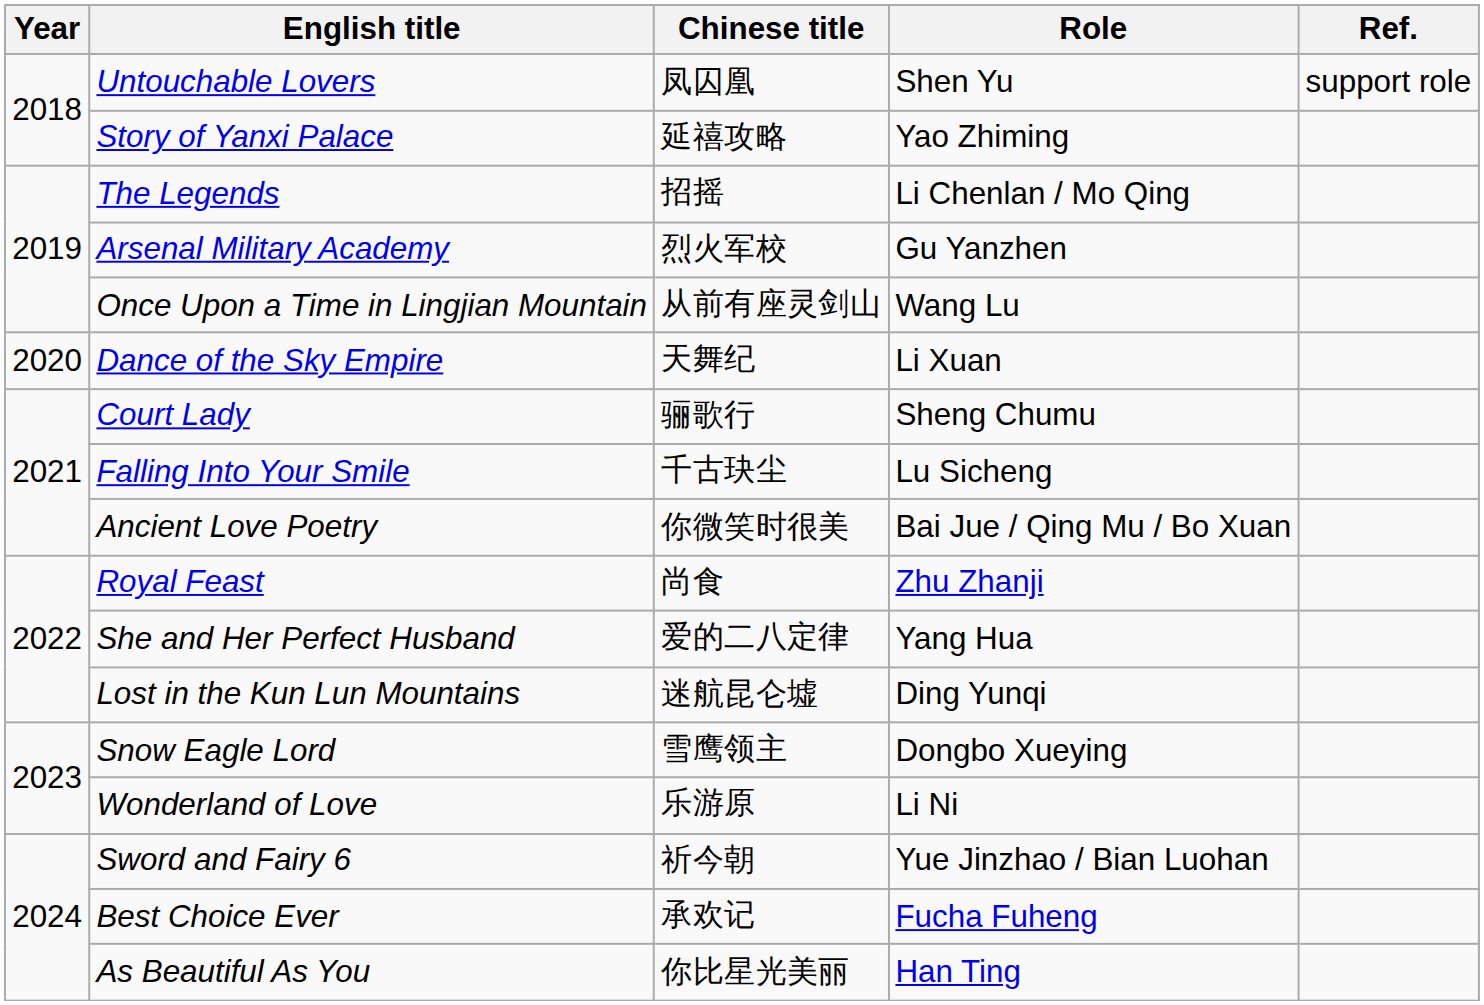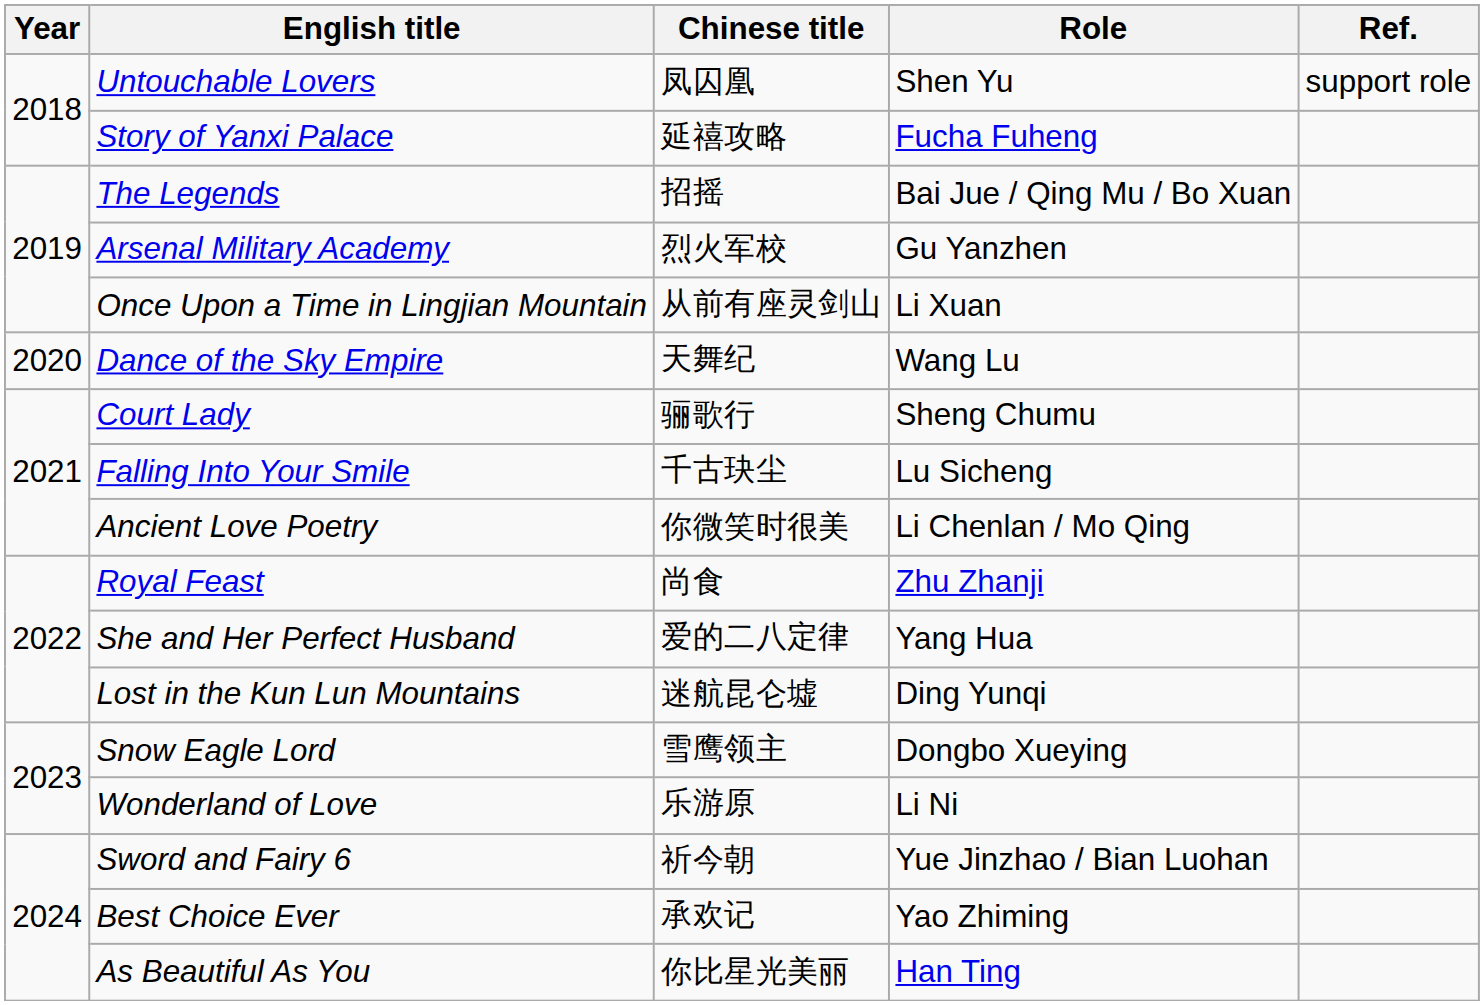(982, 137) Yao Zhiming -> (997, 137) Fucha Fuheng
(1043, 193) Li Chenlan / Mo Qing -> (1093, 193) Bai Jue / Qing Mu / Bo Xuan
(958, 304) Wang Lu -> (949, 304) Li Xuan
(949, 360) Li Xuan -> (958, 360) Wang Lu
(1093, 526) Bai Jue / Qing Mu / Bo Xuan -> (1043, 526) Li Chenlan / Mo Qing
(997, 916) Fucha Fuheng -> (982, 916) Yao Zhiming
